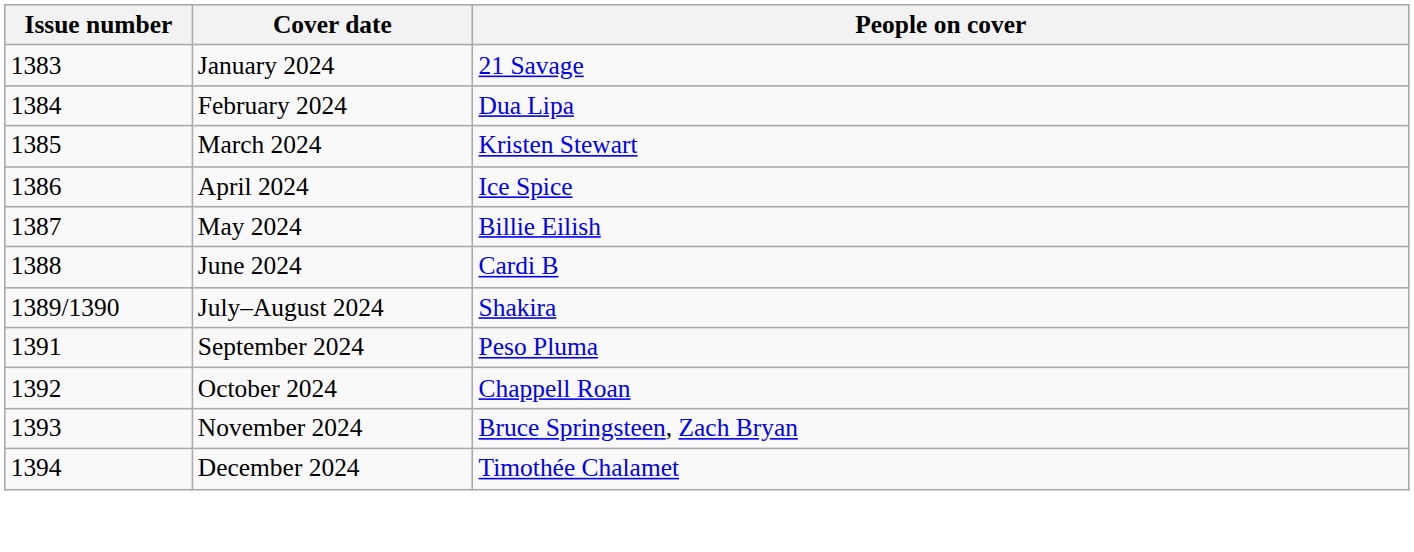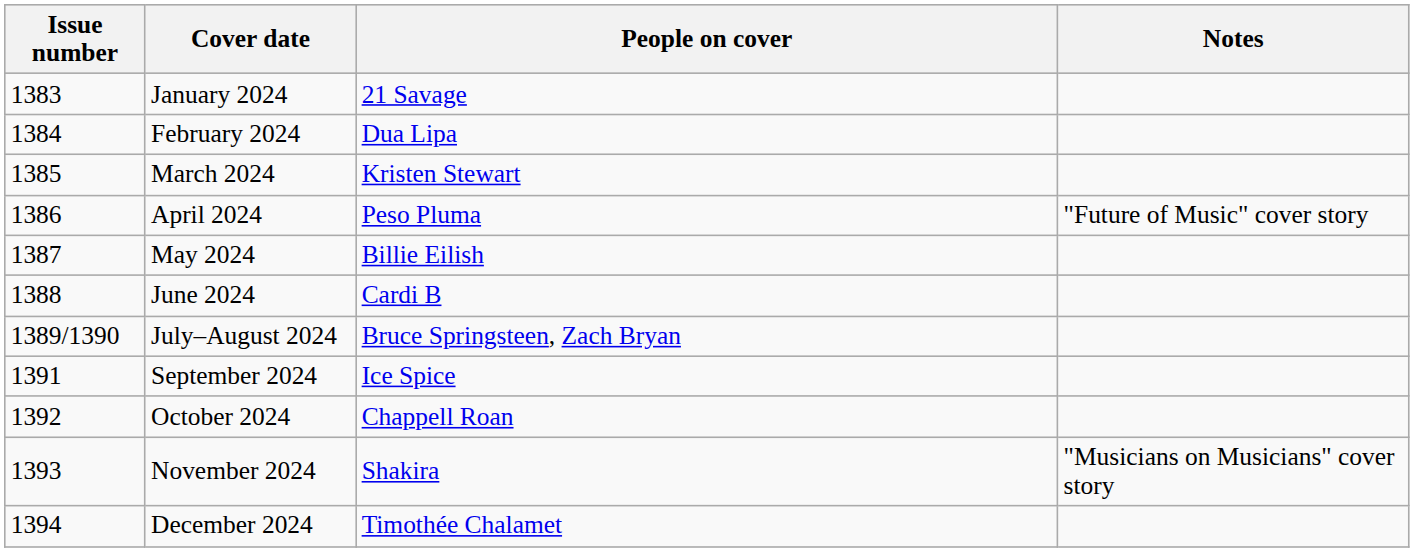+ column: (1233, 38)
(526, 186) Ice Spice -> (421, 214) Peso Pluma
(517, 307) Shakira -> (521, 335) Bruce Springsteen, Zach Bryan
(538, 347) Peso Pluma -> (409, 376) Ice Spice
(638, 428) Bruce Springsteen, Zach Bryan -> (400, 471) Shakira
